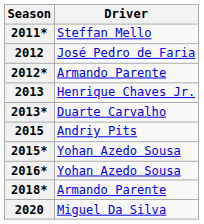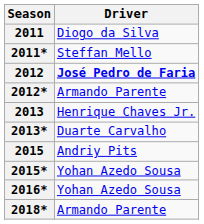+ row: (29, 34)
(126, 54) normal -> (126, 73) bold
- row: (29, 210)
